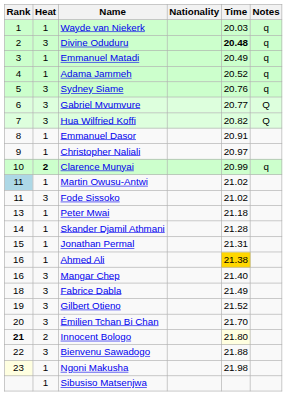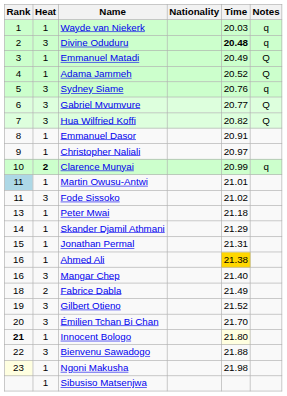(266, 58) q -> (266, 58) Q
(266, 74) q -> (266, 74) Q
(236, 182) 21.02 -> (236, 182) 21.01
(236, 228) 21.28 -> (236, 228) 21.29
(45, 290) 3 -> (45, 290) 2
(45, 337) 2 -> (45, 337) 1
